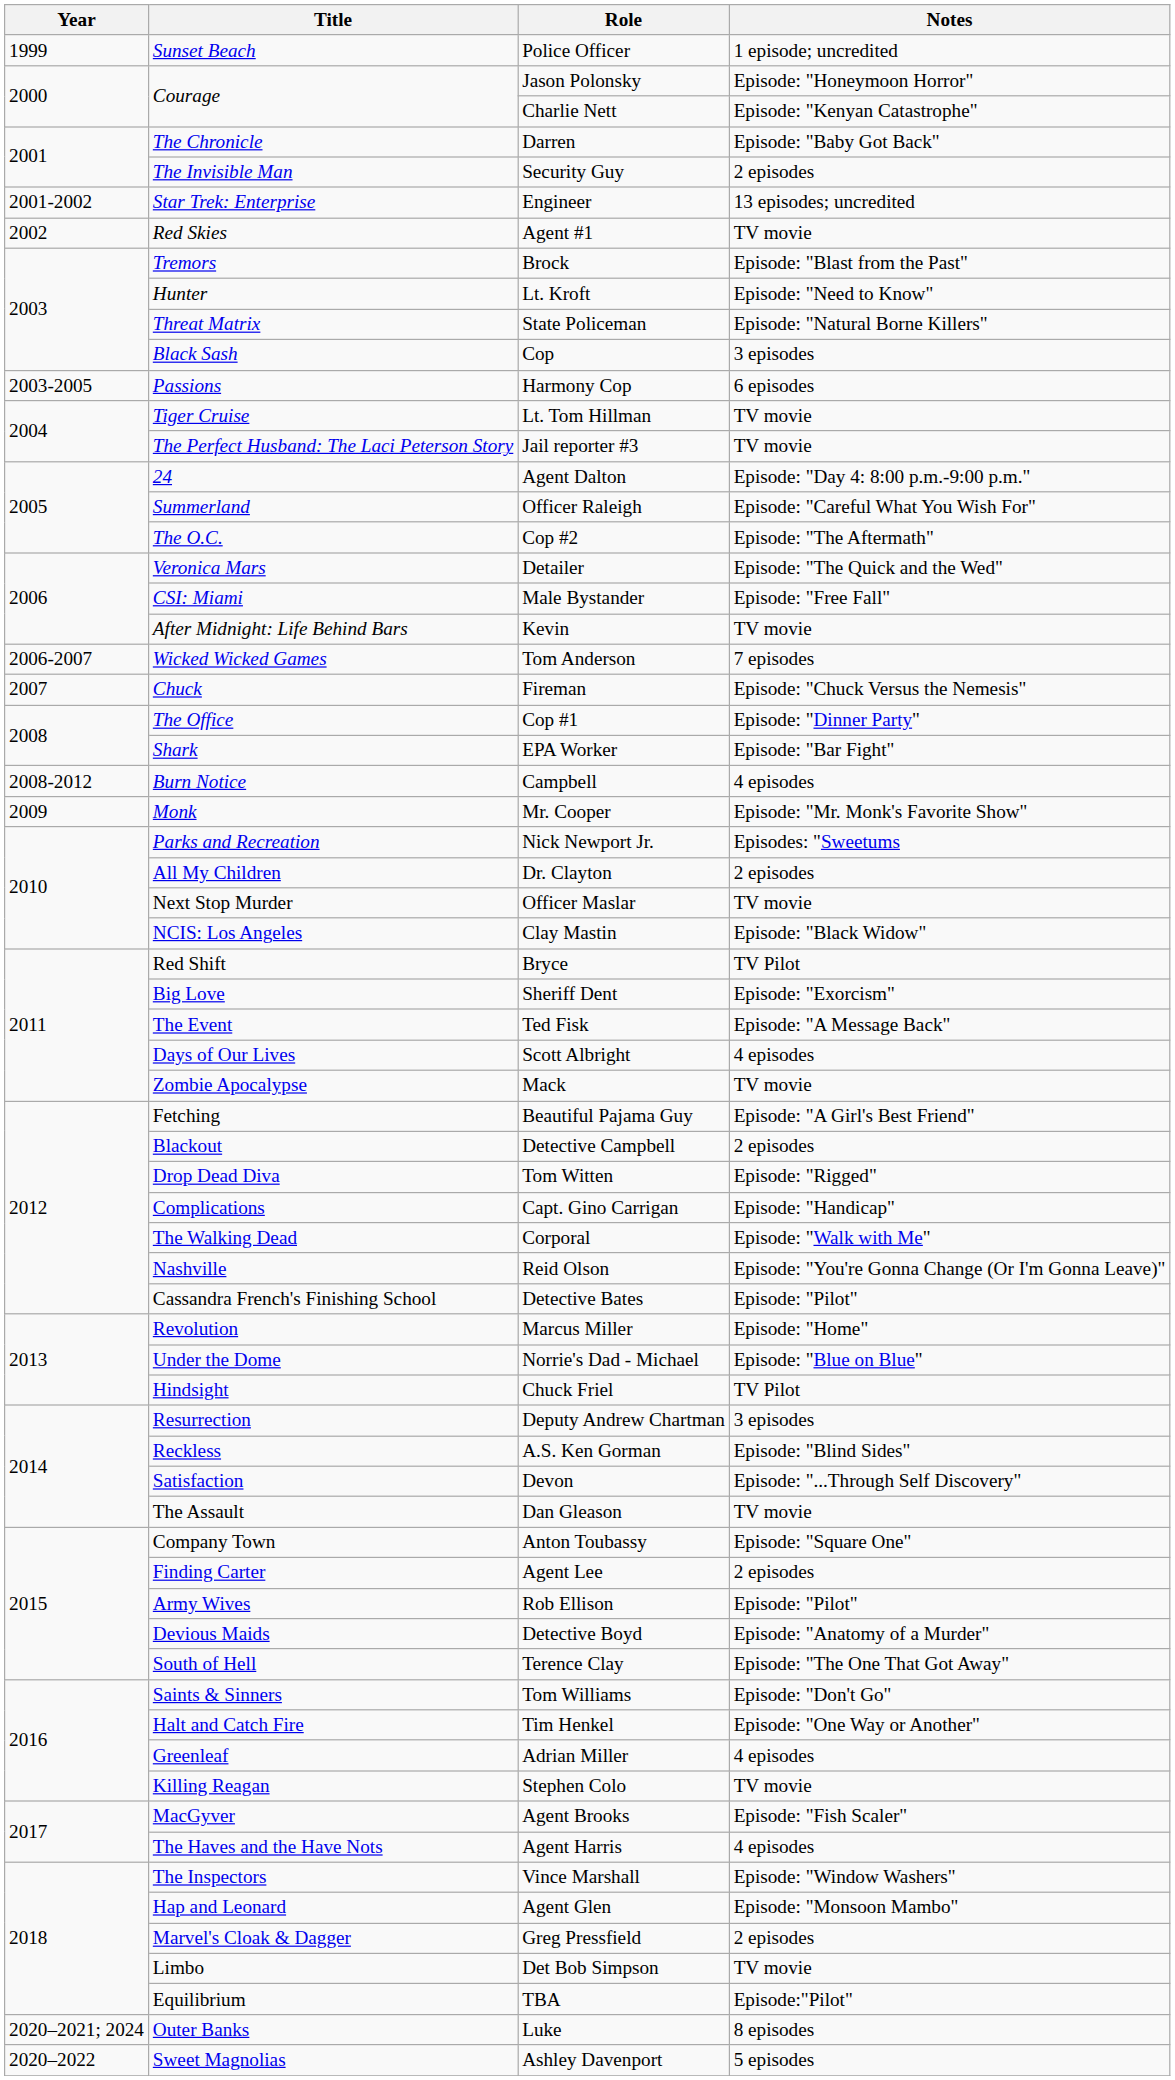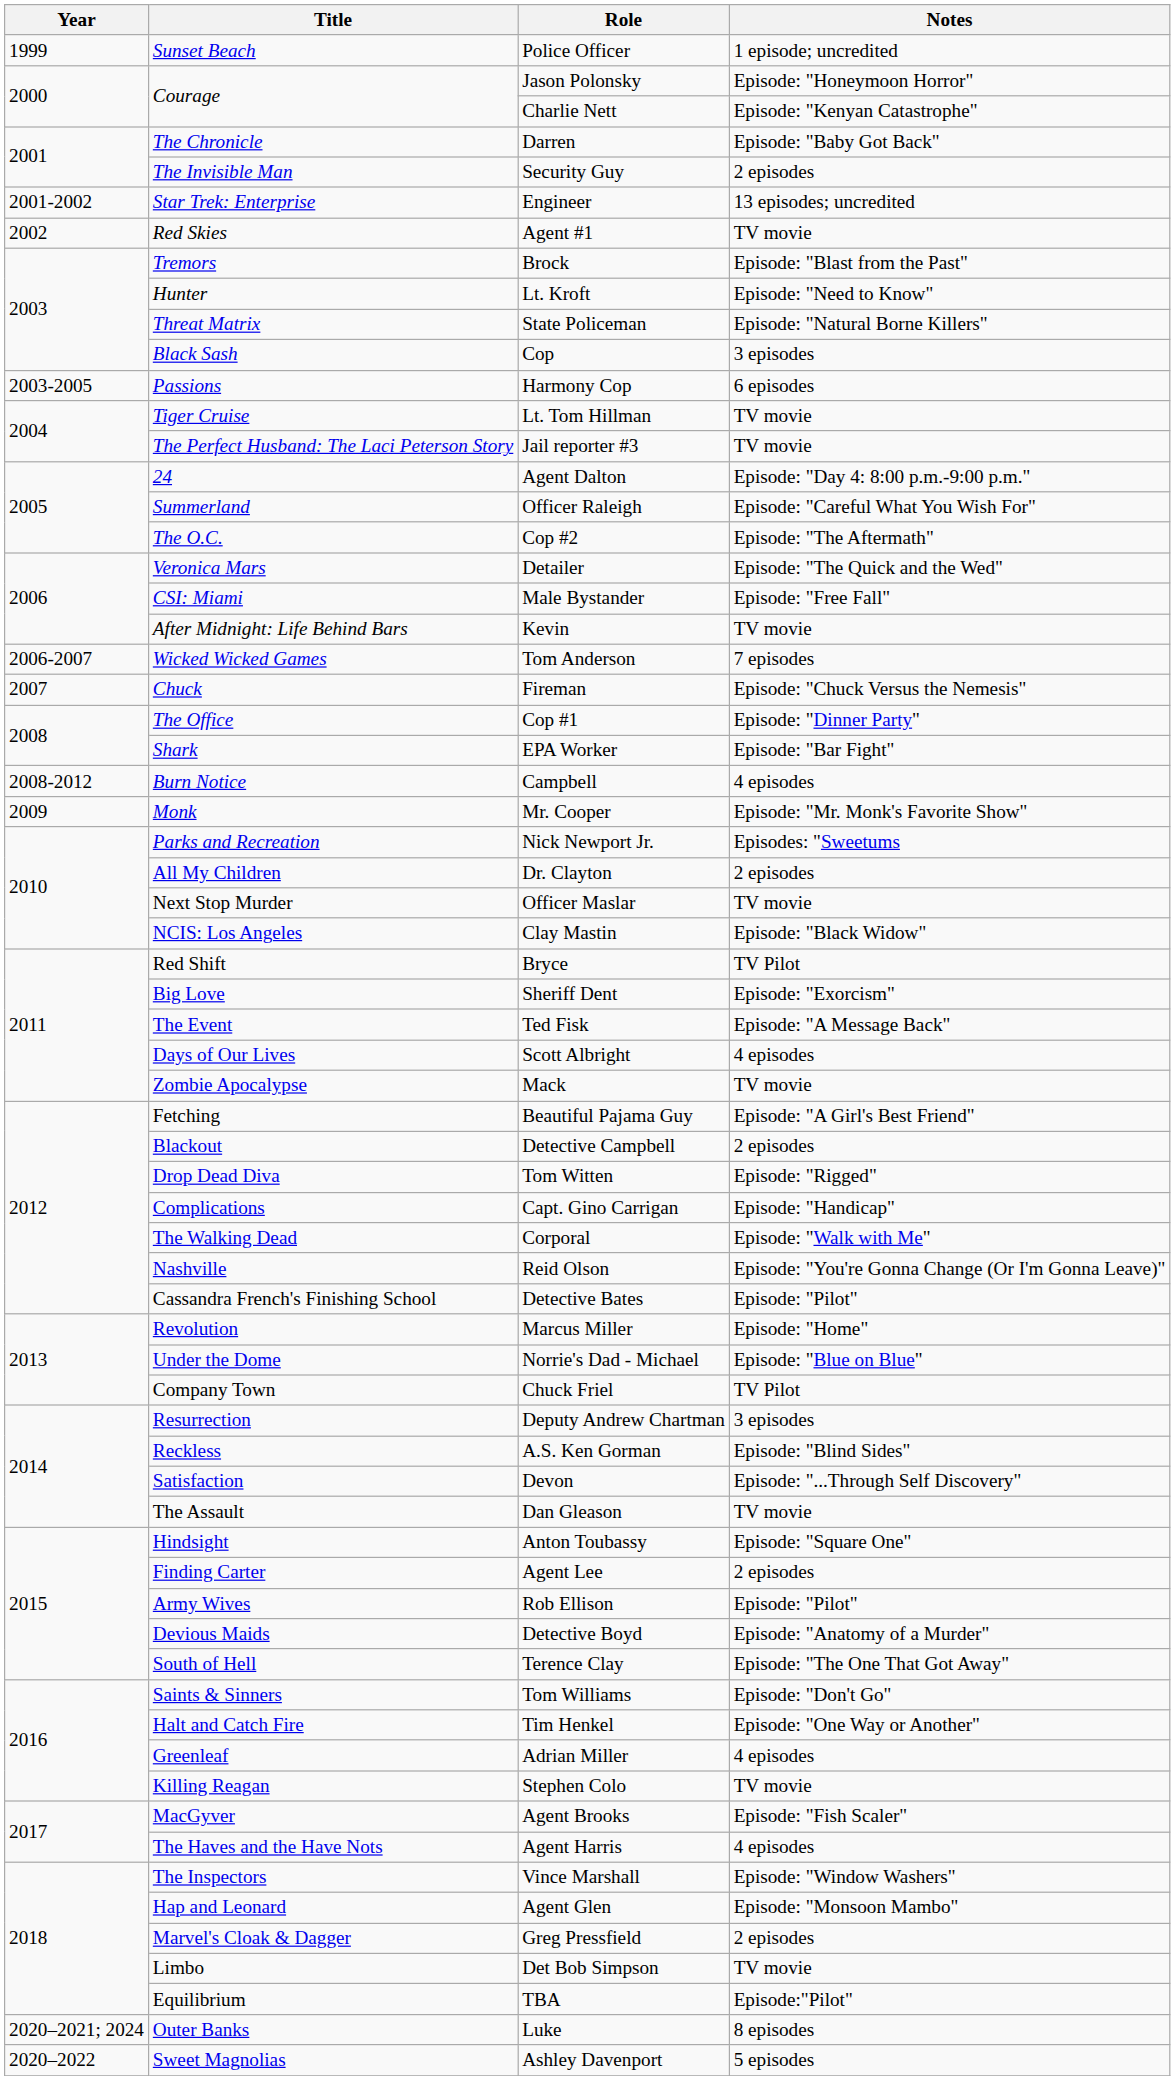(191, 1389) Hindsight -> (214, 1389) Company Town
(214, 1542) Company Town -> (191, 1542) Hindsight
